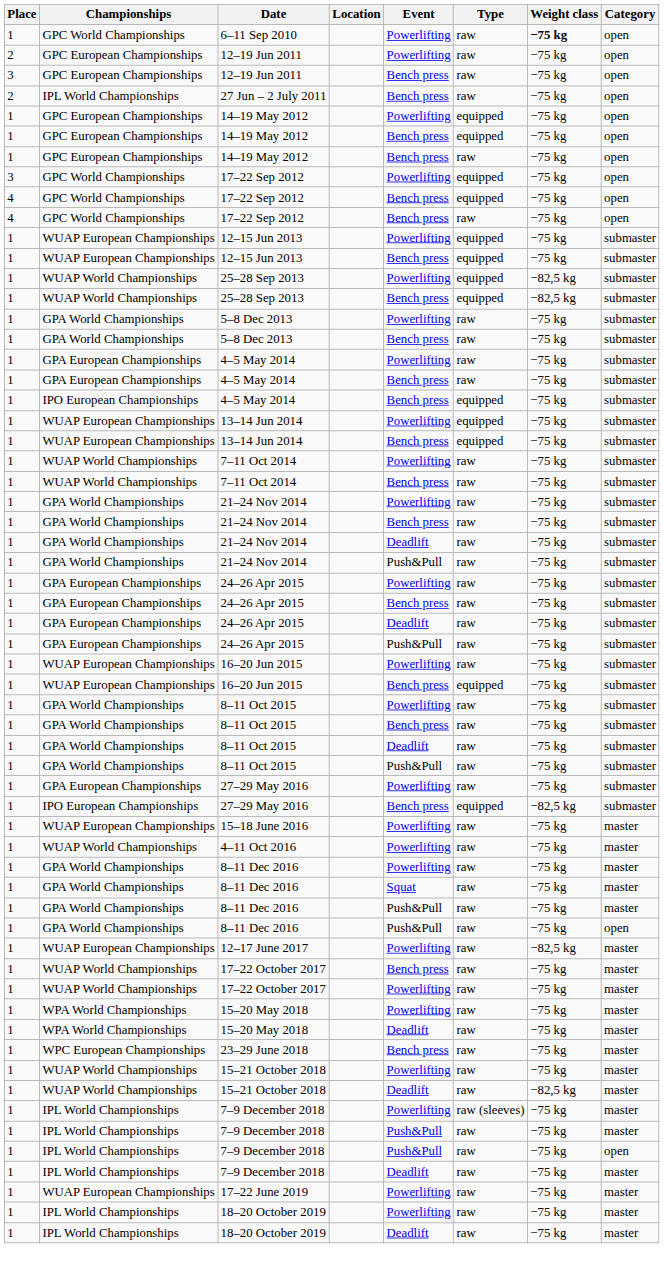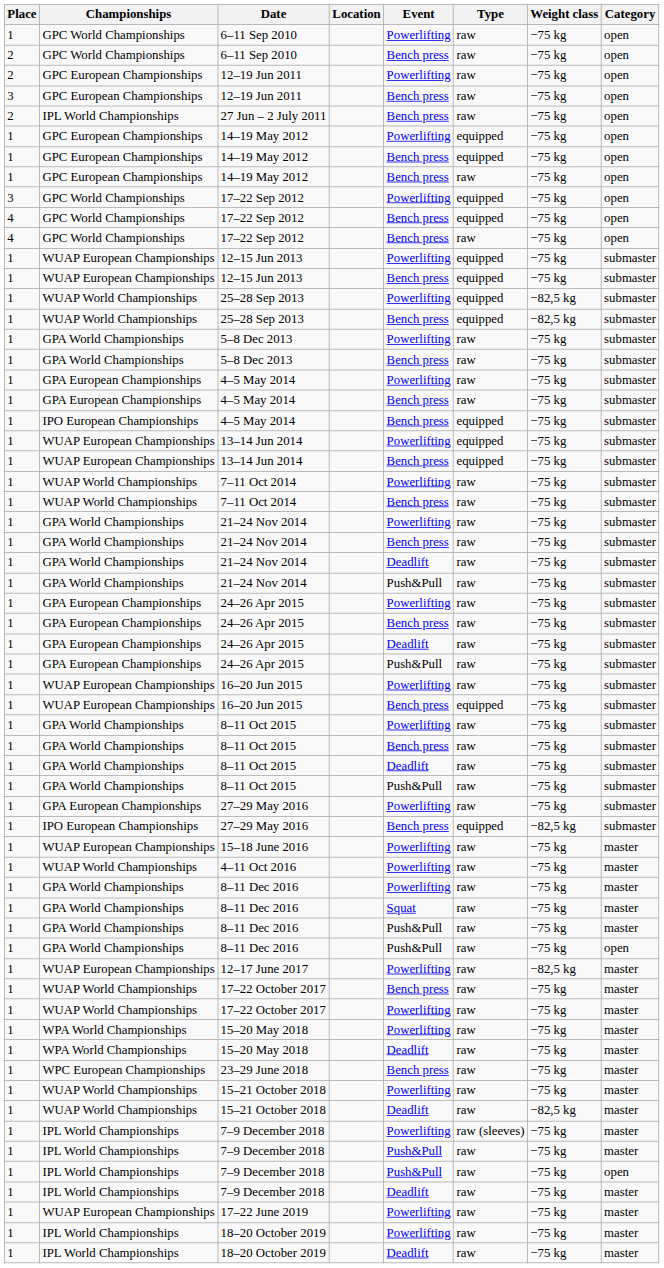(549, 34) bold -> (548, 34) normal
+ row: (11, 55)
